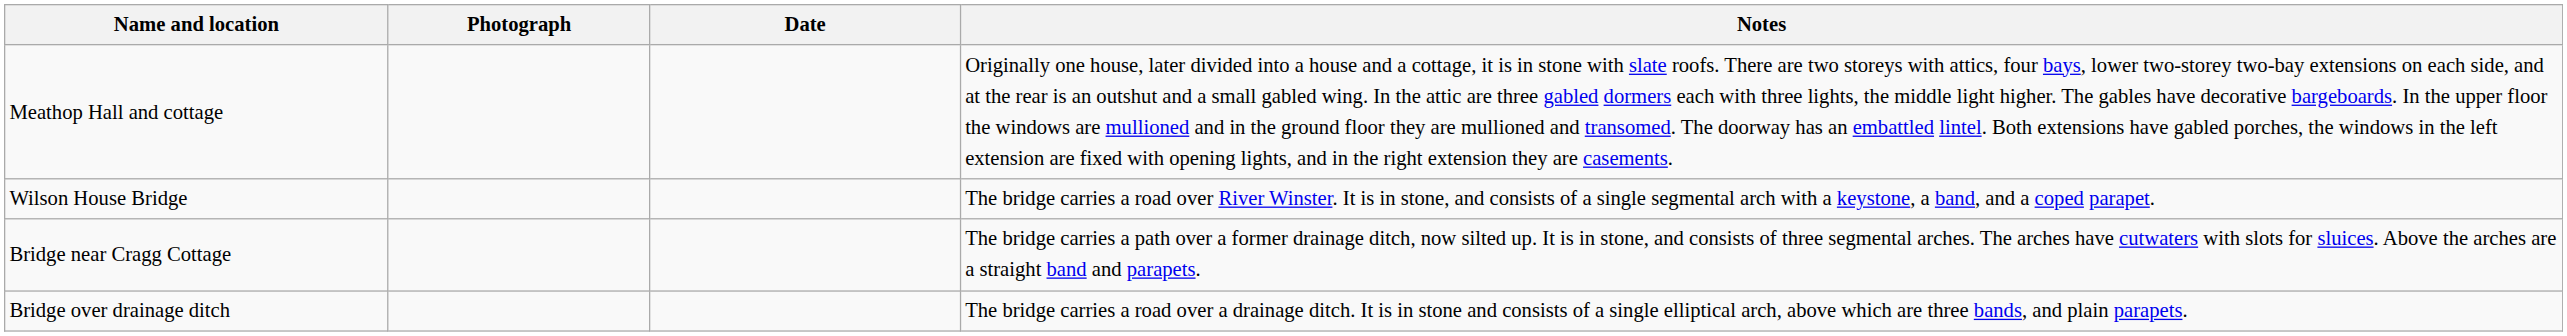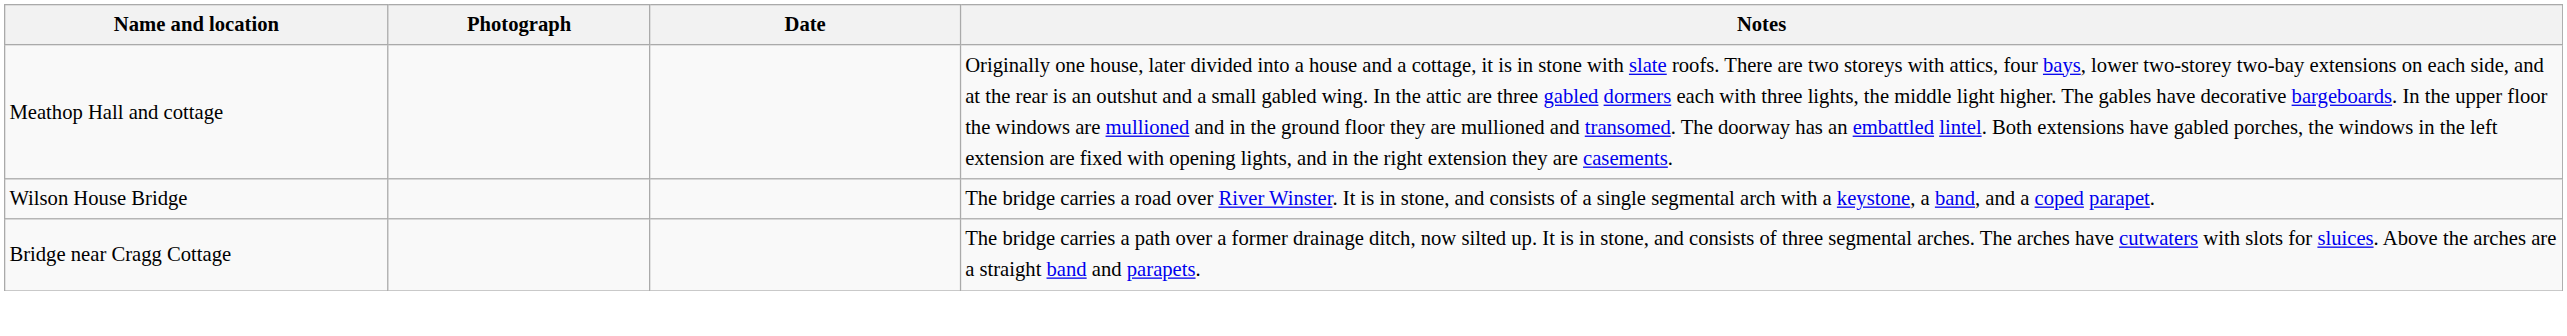- row: (120, 310)
